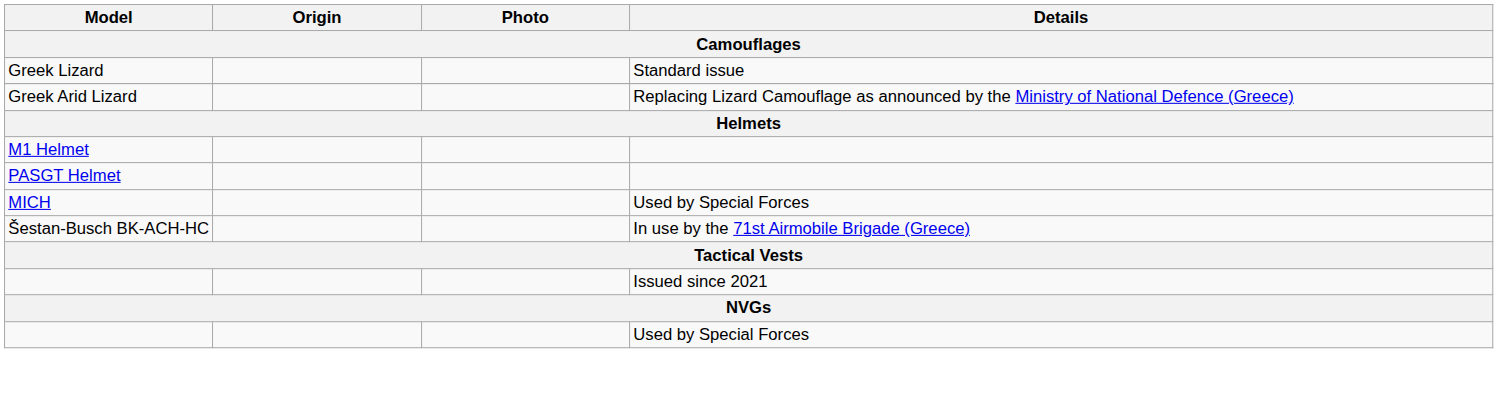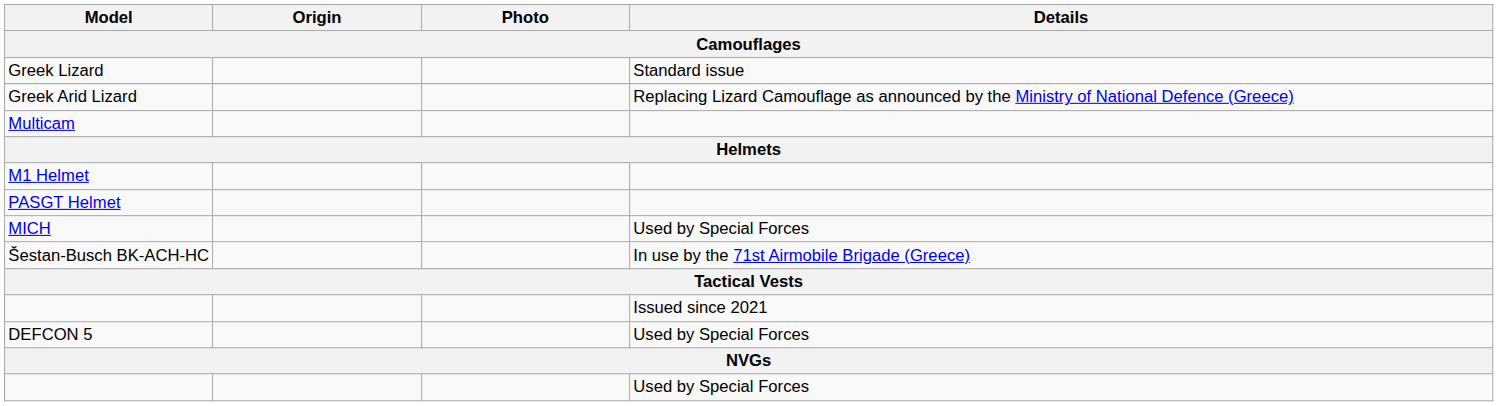+ row: (42, 123)
+ row: (50, 334)
